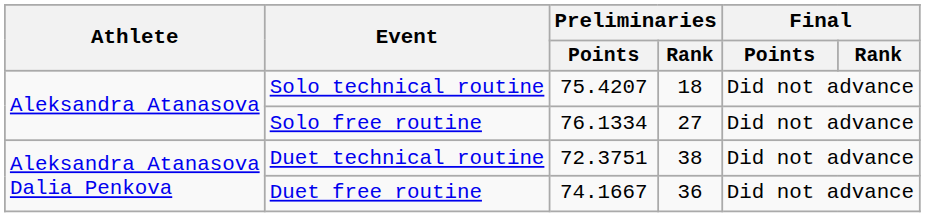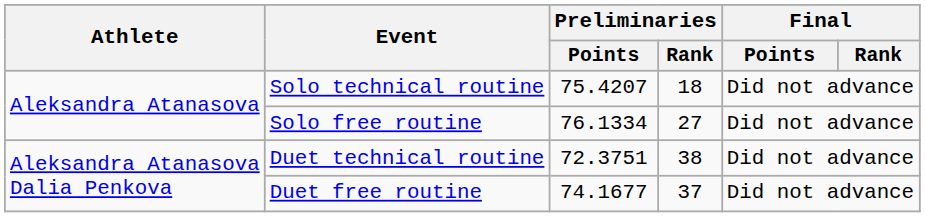(604, 193) 74.1667 -> (604, 193) 74.1677
(690, 193) 36 -> (690, 193) 37
